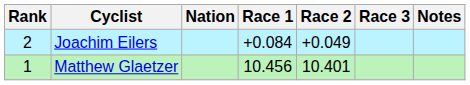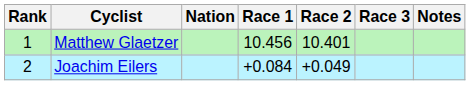rows swapped: (116, 67) <-> (106, 42)
